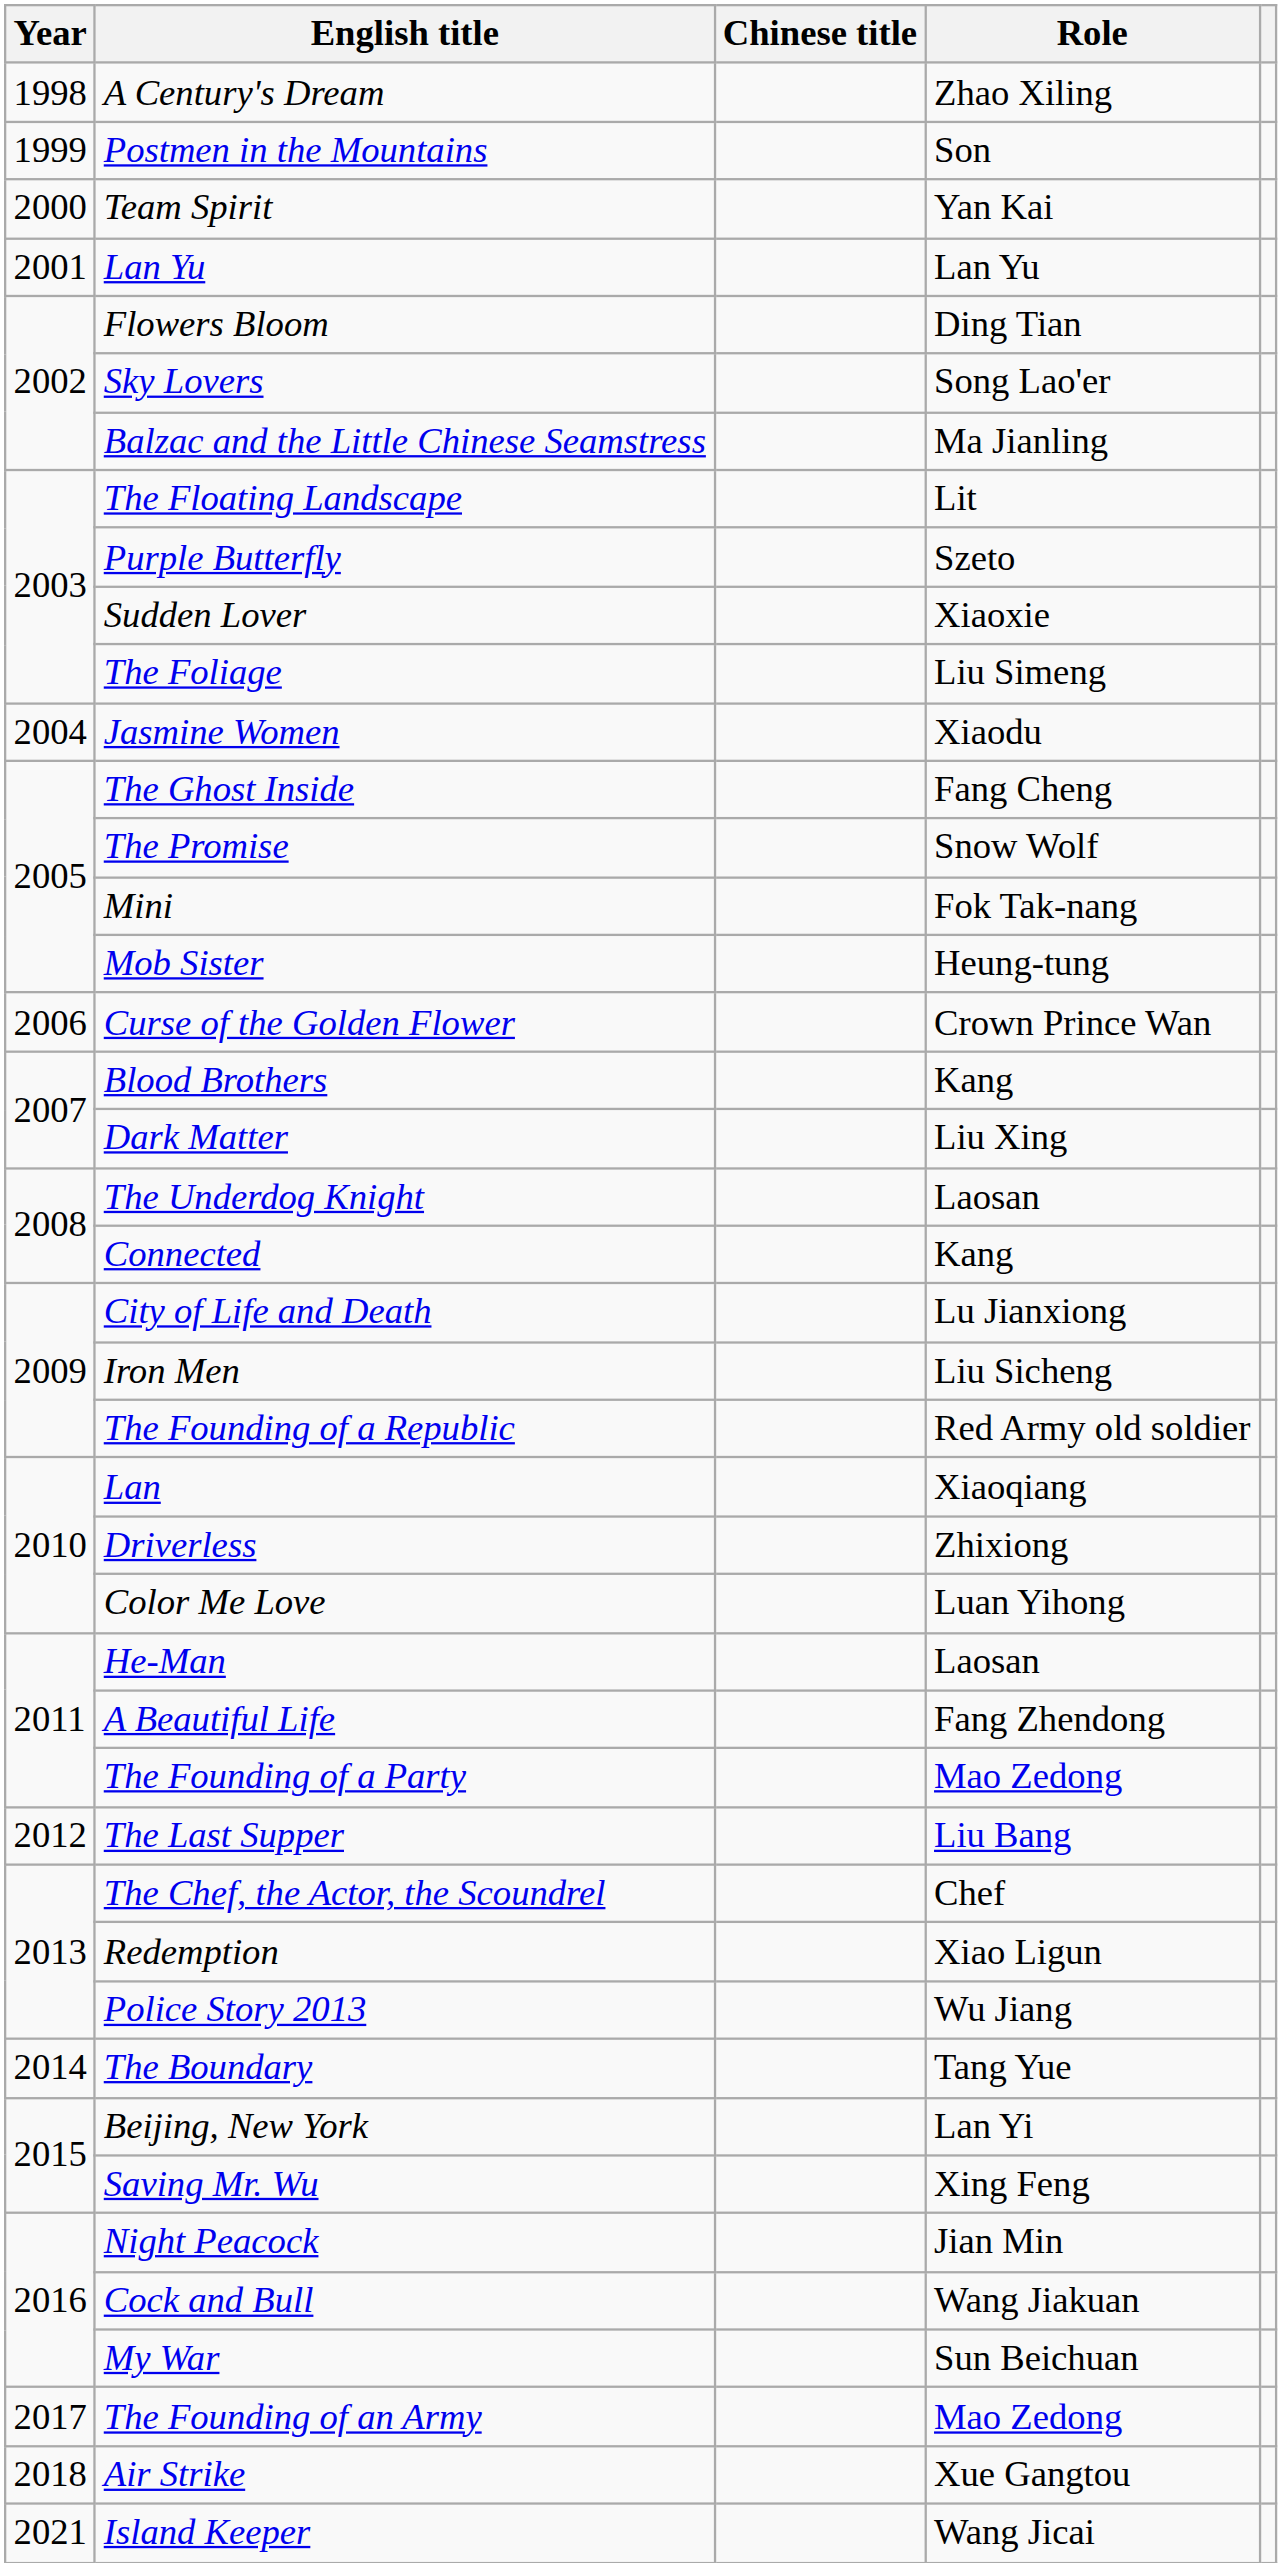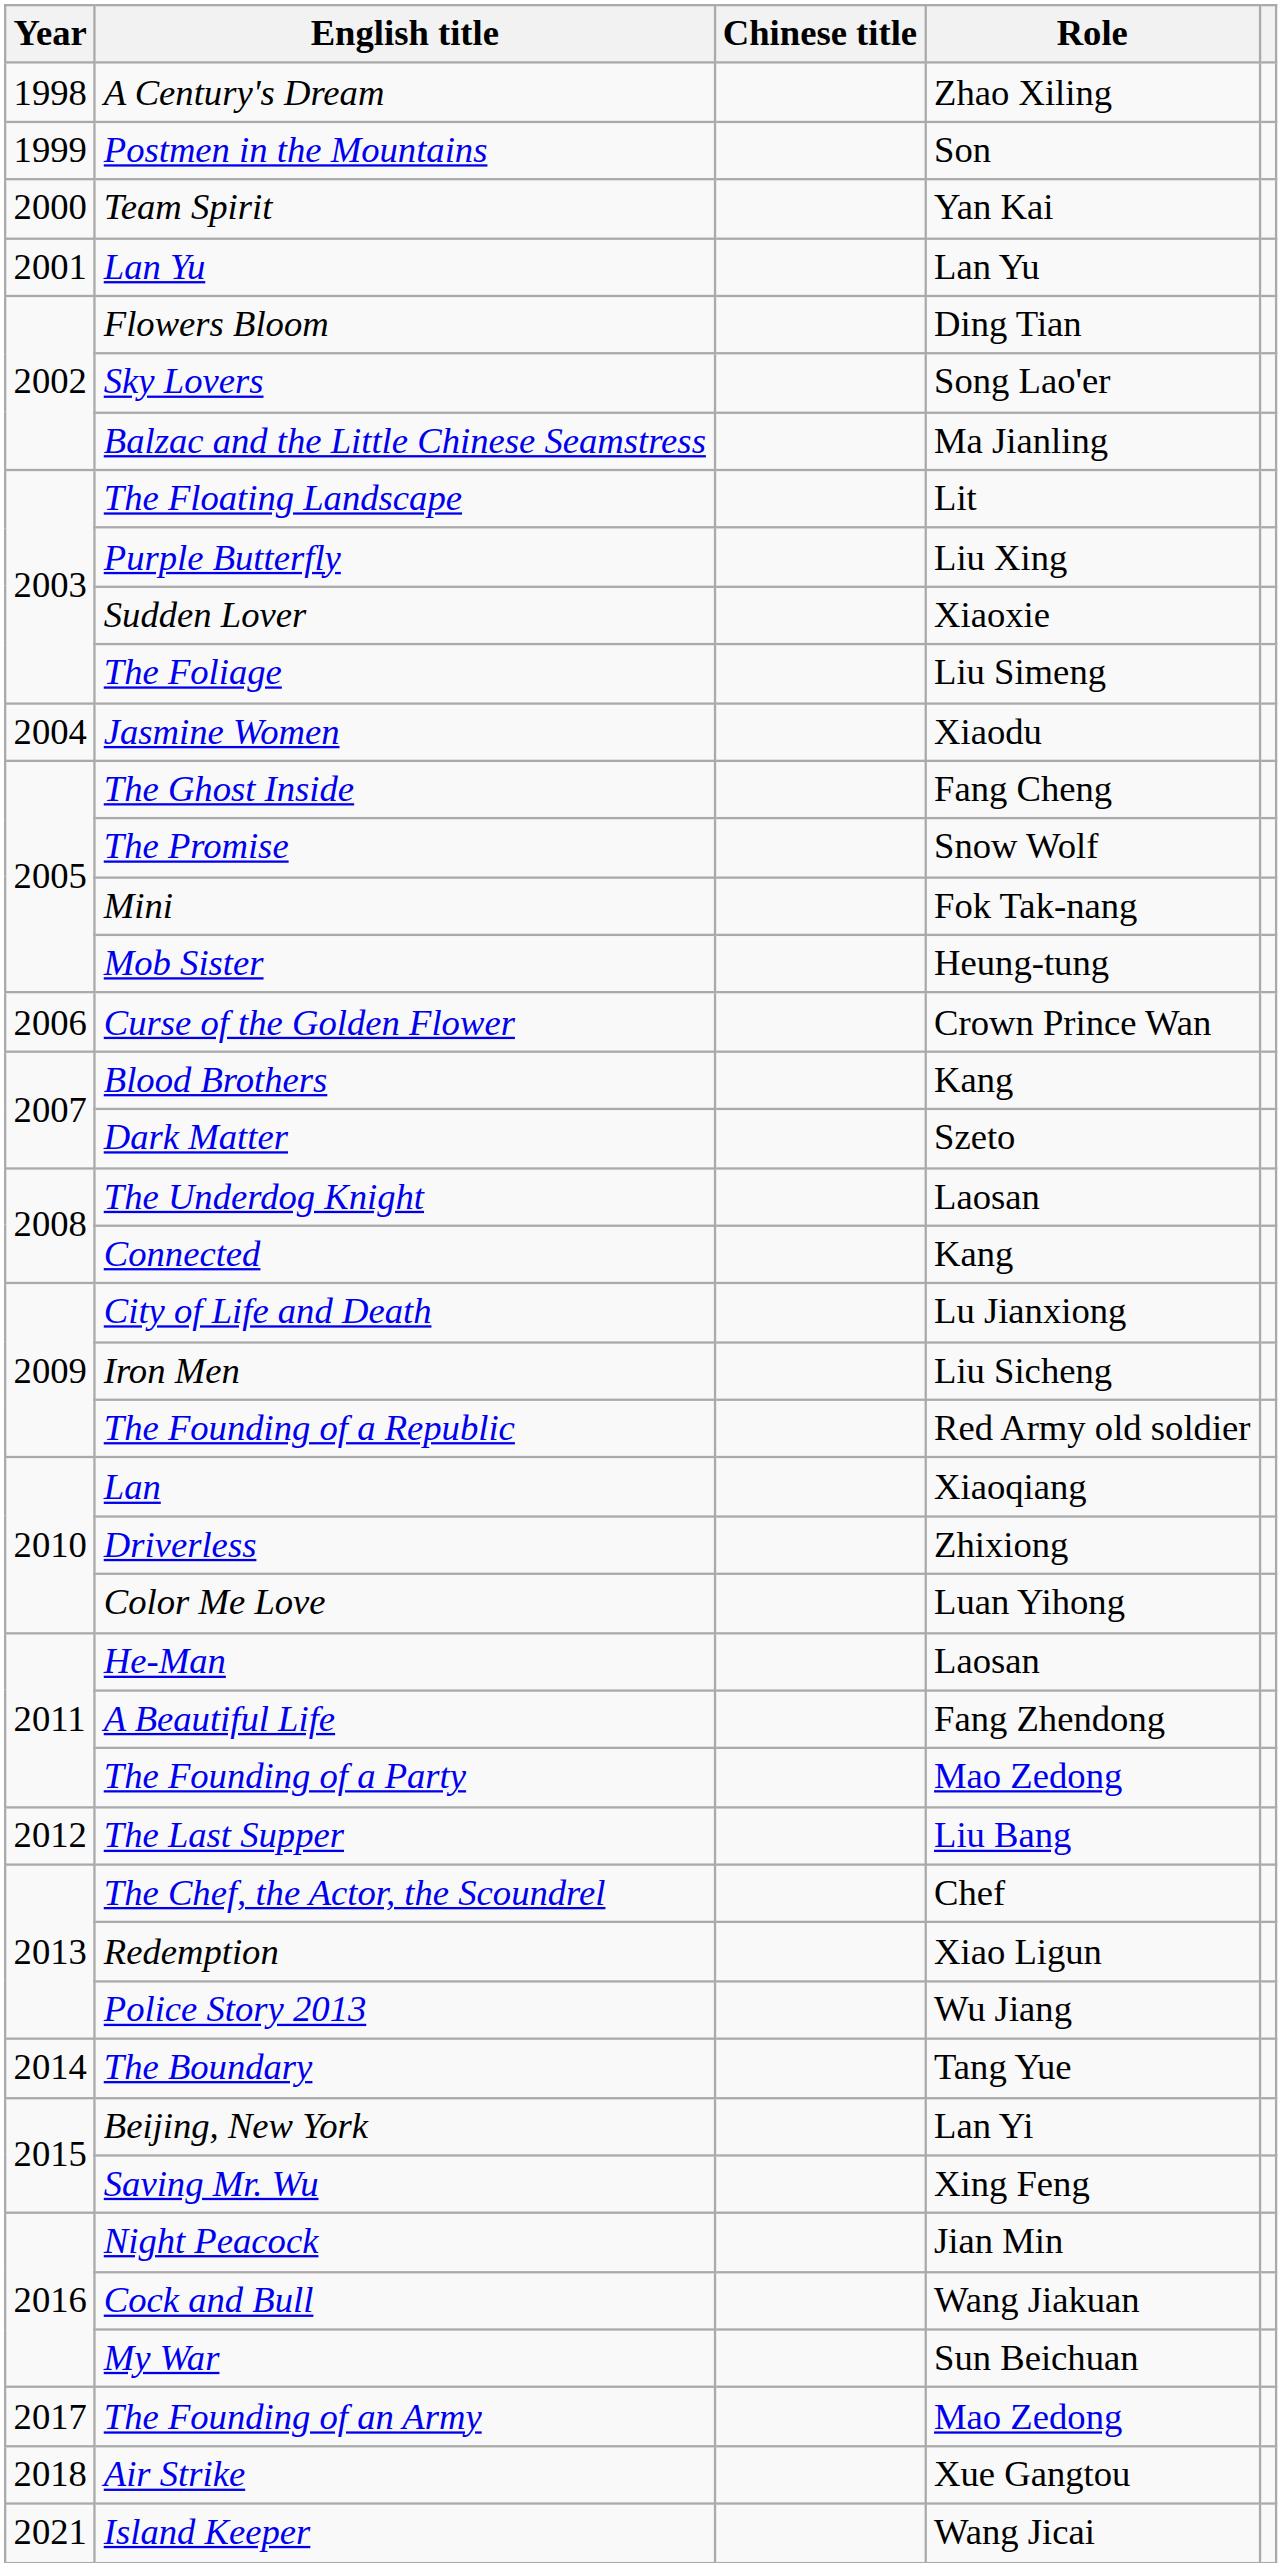(975, 556) Szeto -> (1001, 556) Liu Xing
(1001, 1137) Liu Xing -> (975, 1137) Szeto
